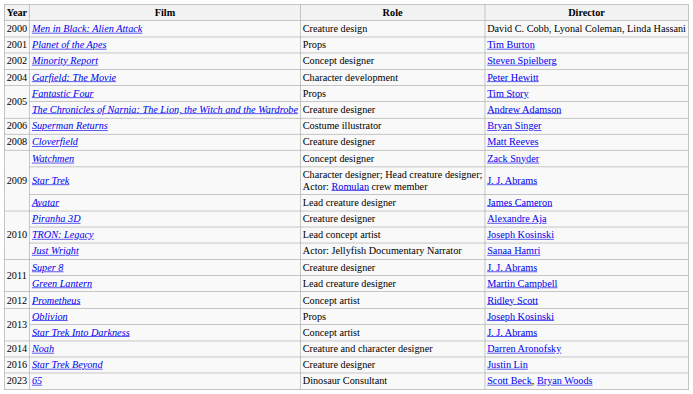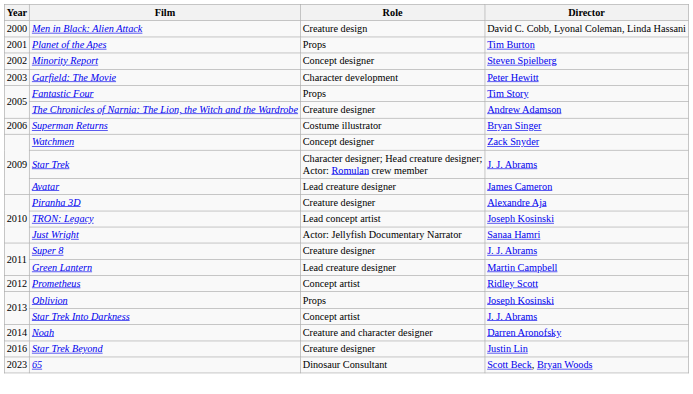(17, 77) 2004 -> (17, 77) 2003
- row: (55, 142)
